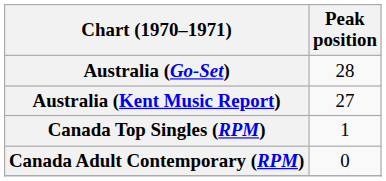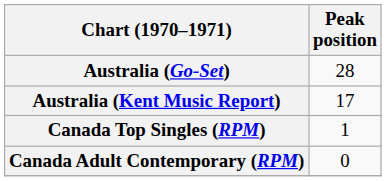(345, 100) 27 -> (345, 100) 17
